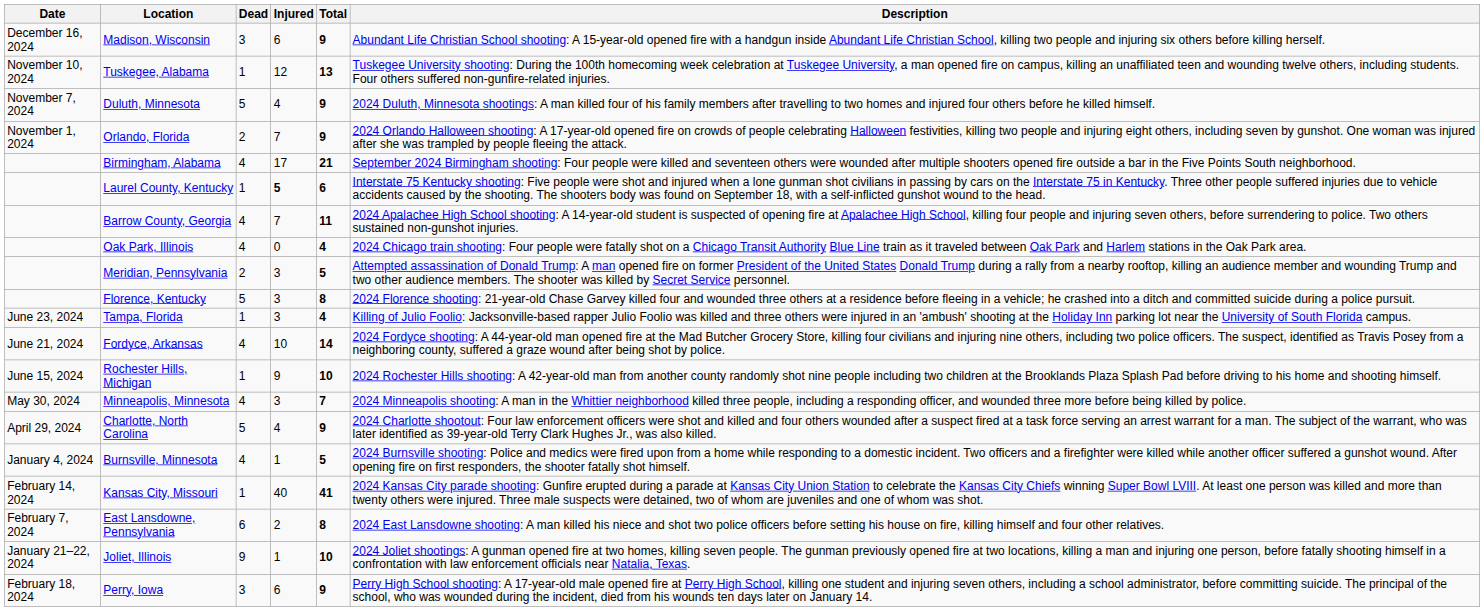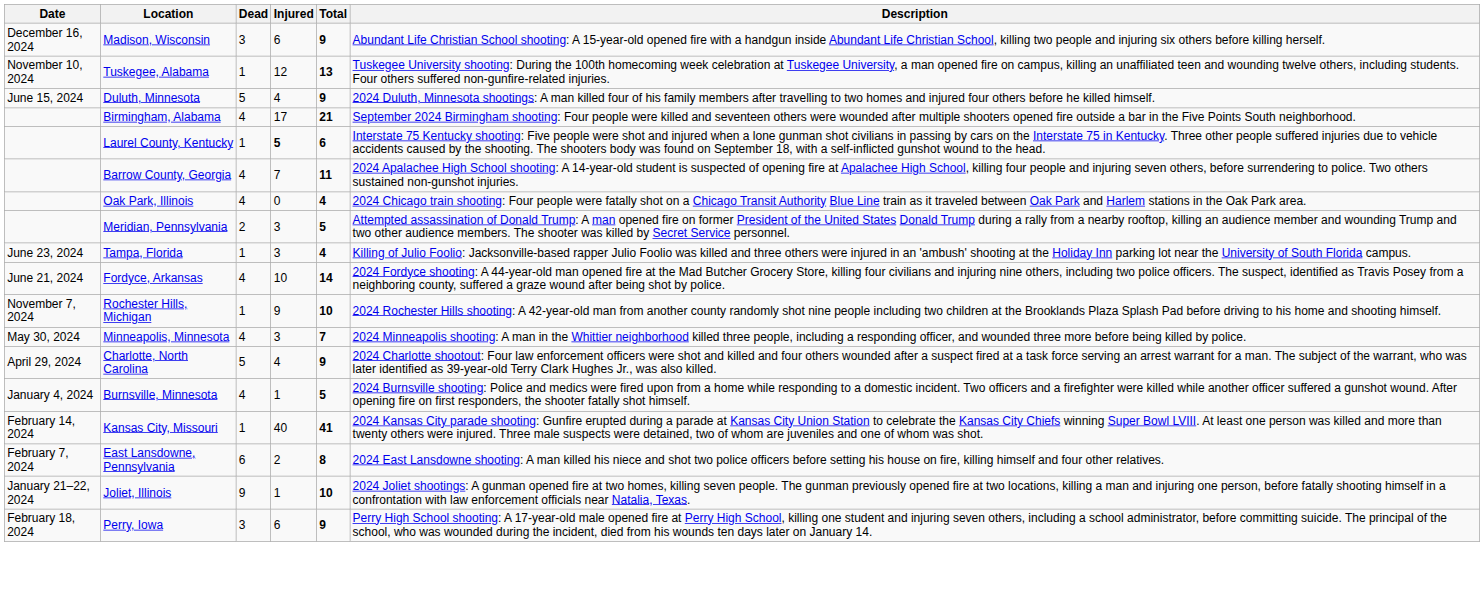(41, 104) November 7, 2024 -> (45, 98) June 15, 2024
- row: (146, 137)
- row: (155, 298)
(45, 376) June 15, 2024 -> (41, 311) November 7, 2024
